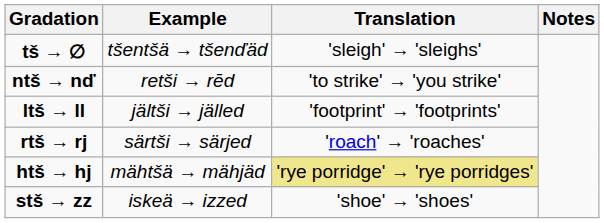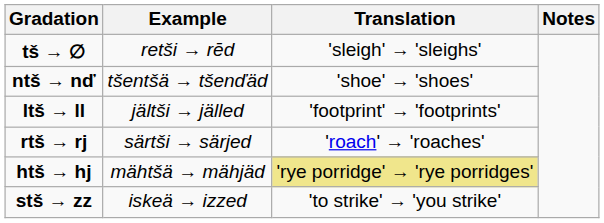(188, 50) tšentšä → tšenďäd -> (188, 50) retši → rēd
(188, 81) retši → rēd -> (188, 81) tšentšä → tšenďäd
(405, 81) 'to strike' → 'you strike' -> (405, 81) 'shoe' → 'shoes'
(405, 201) 'shoe' → 'shoes' -> (405, 201) 'to strike' → 'you strike'
